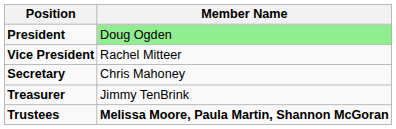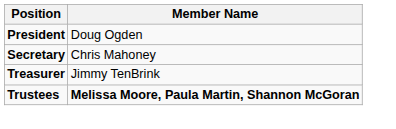(136, 34) lightgreen background -> (107, 34) no background
- row: (51, 54)
